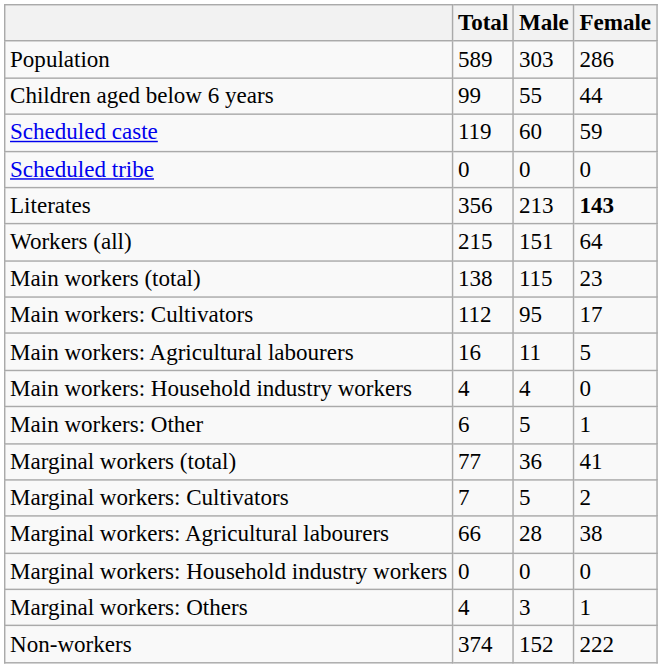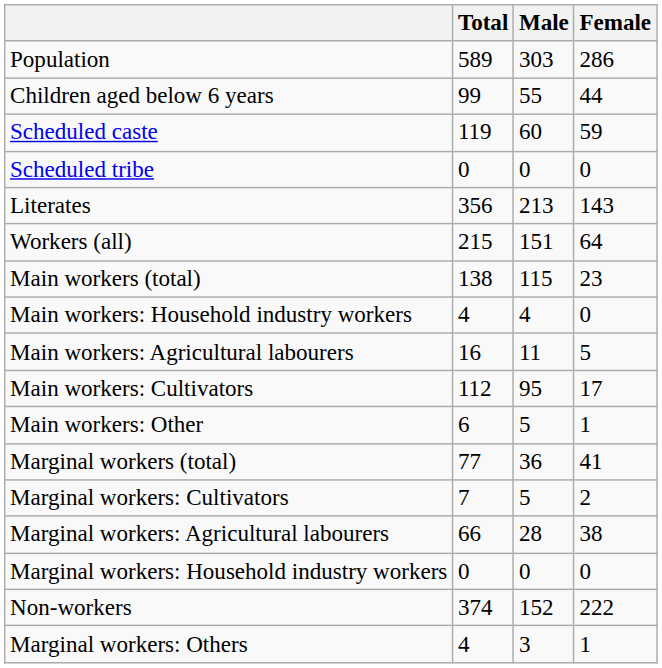(597, 205) bold -> (597, 205) normal
rows swapped: (132, 315) <-> (211, 388)
rows swapped: (129, 607) <-> (71, 643)
